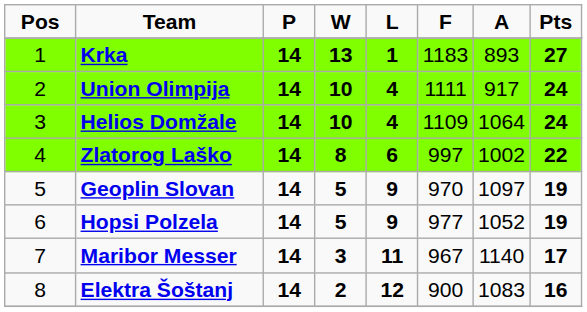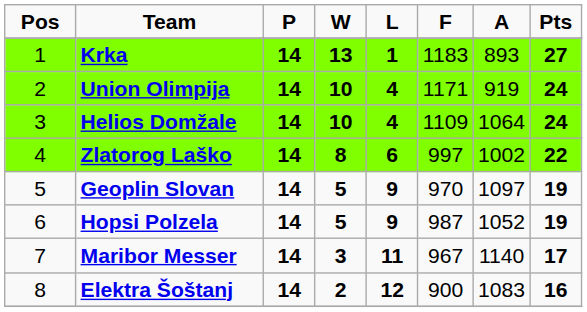(446, 88) 1111 -> (446, 88) 1171
(502, 88) 917 -> (502, 88) 919
(446, 222) 977 -> (446, 222) 987
